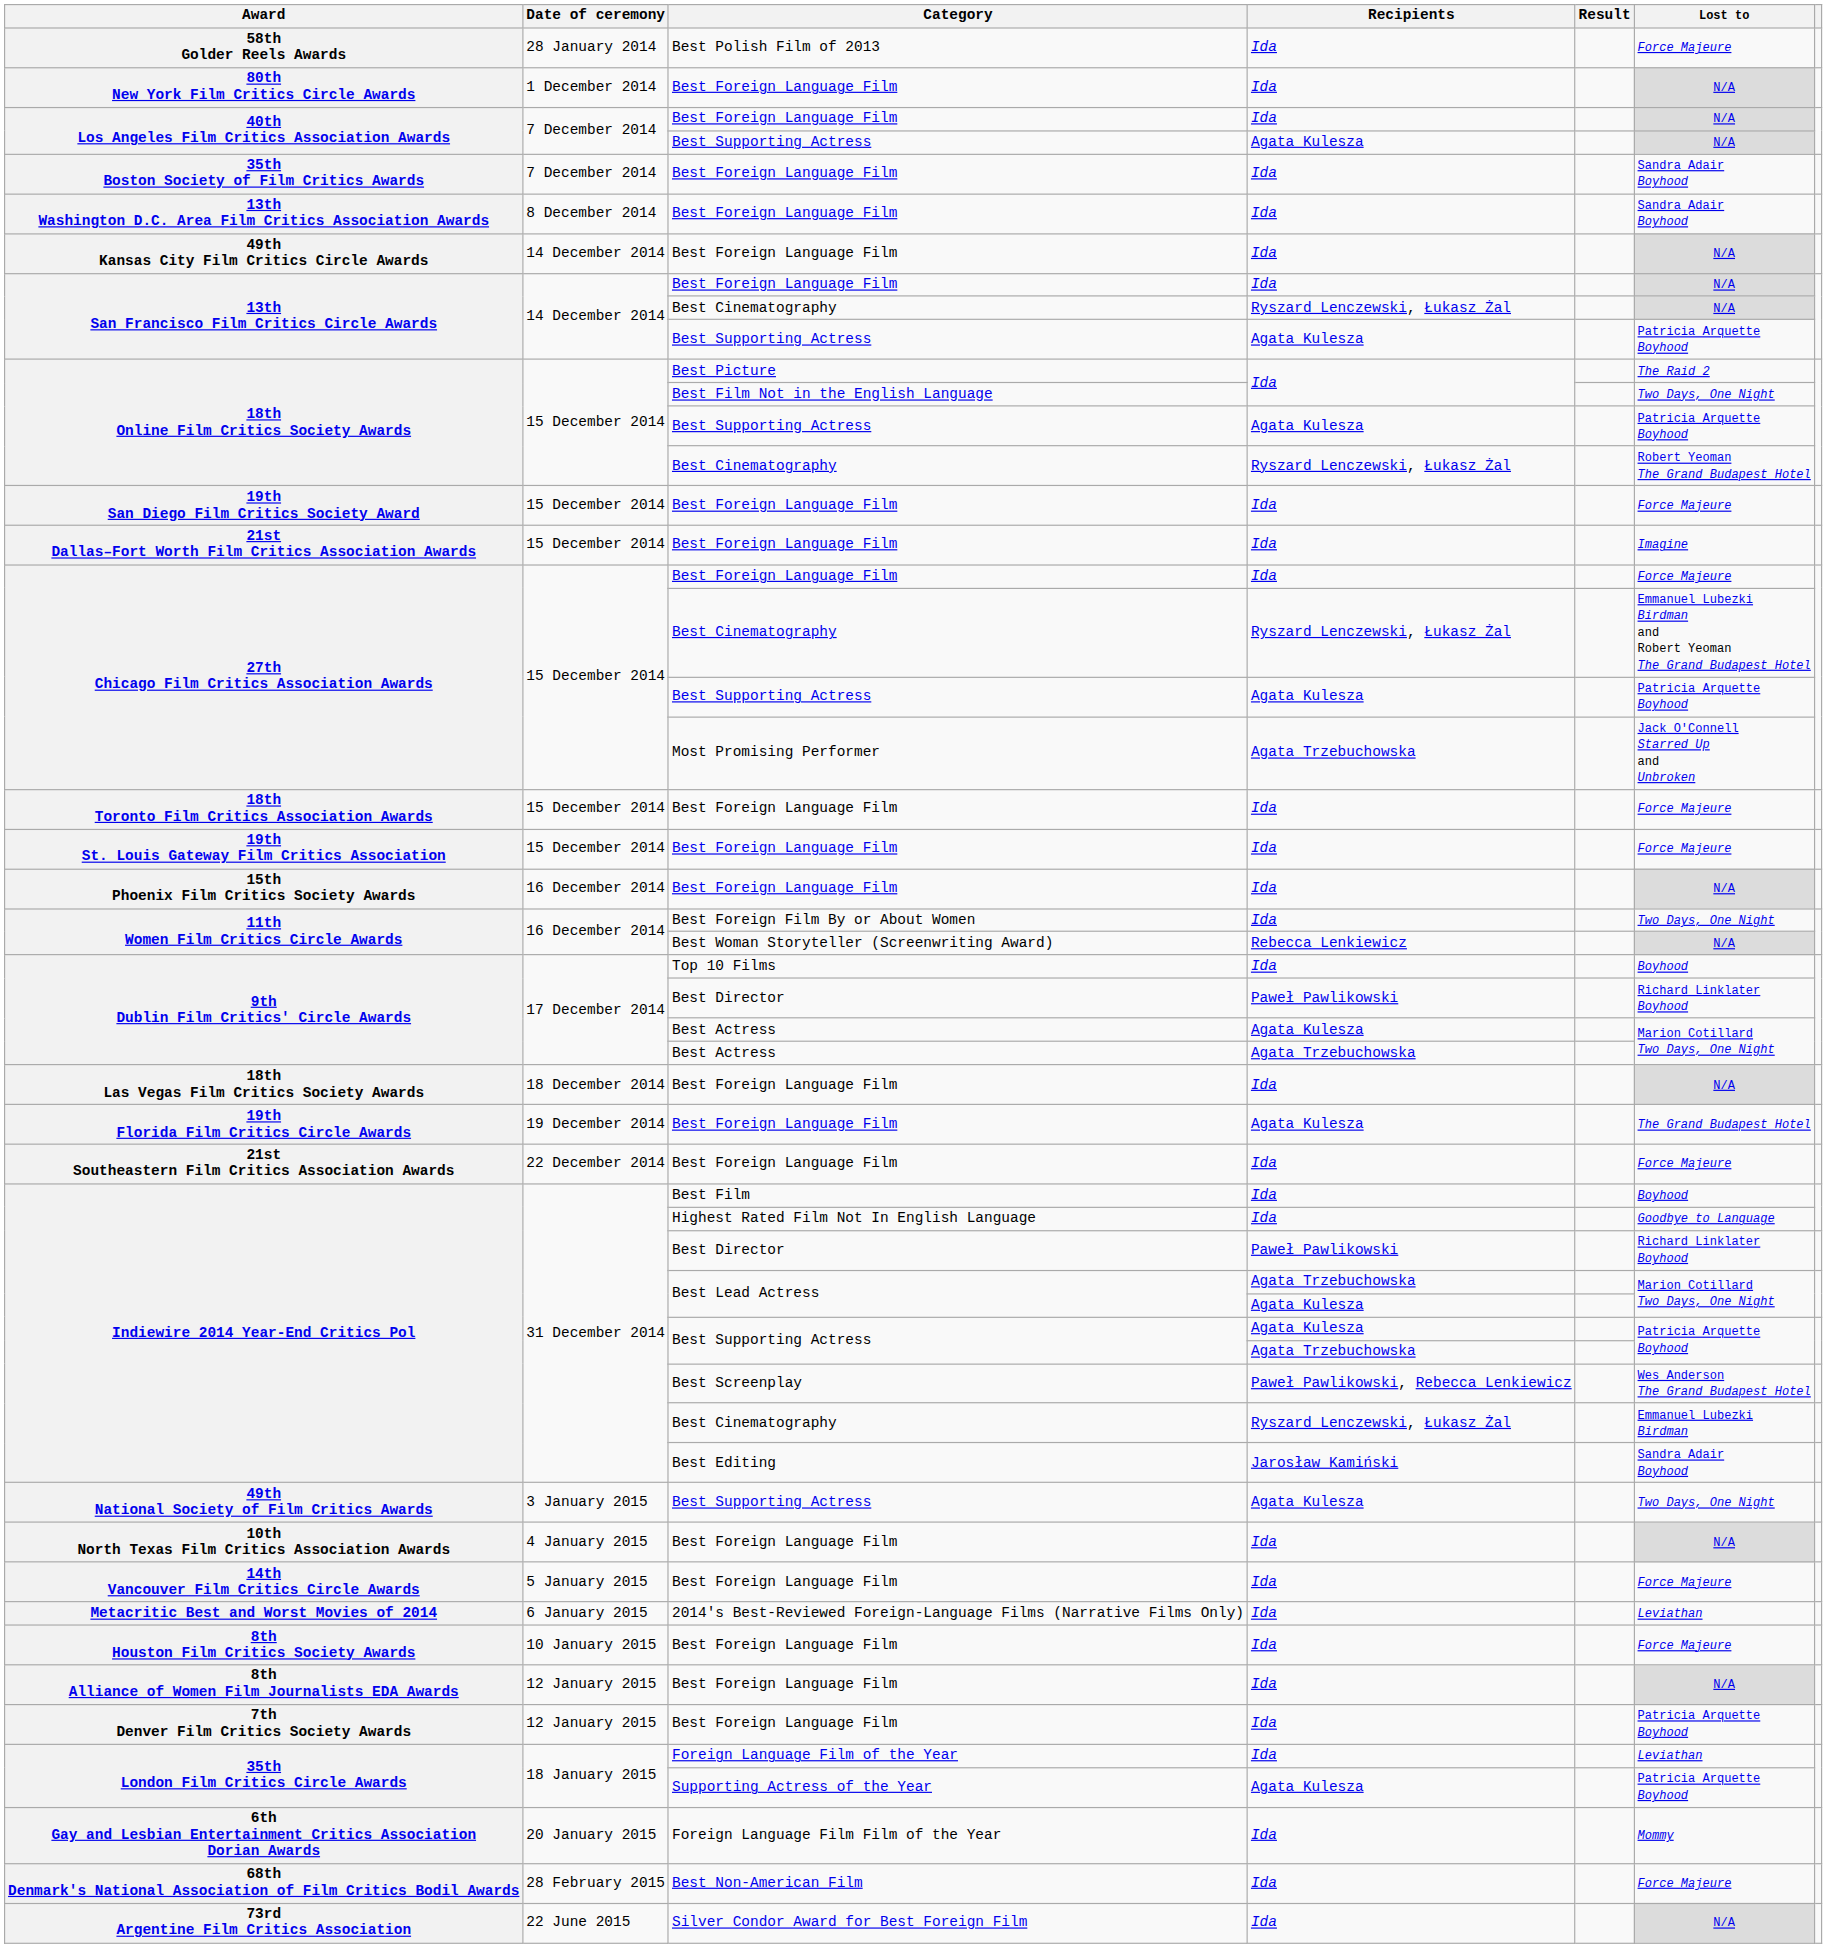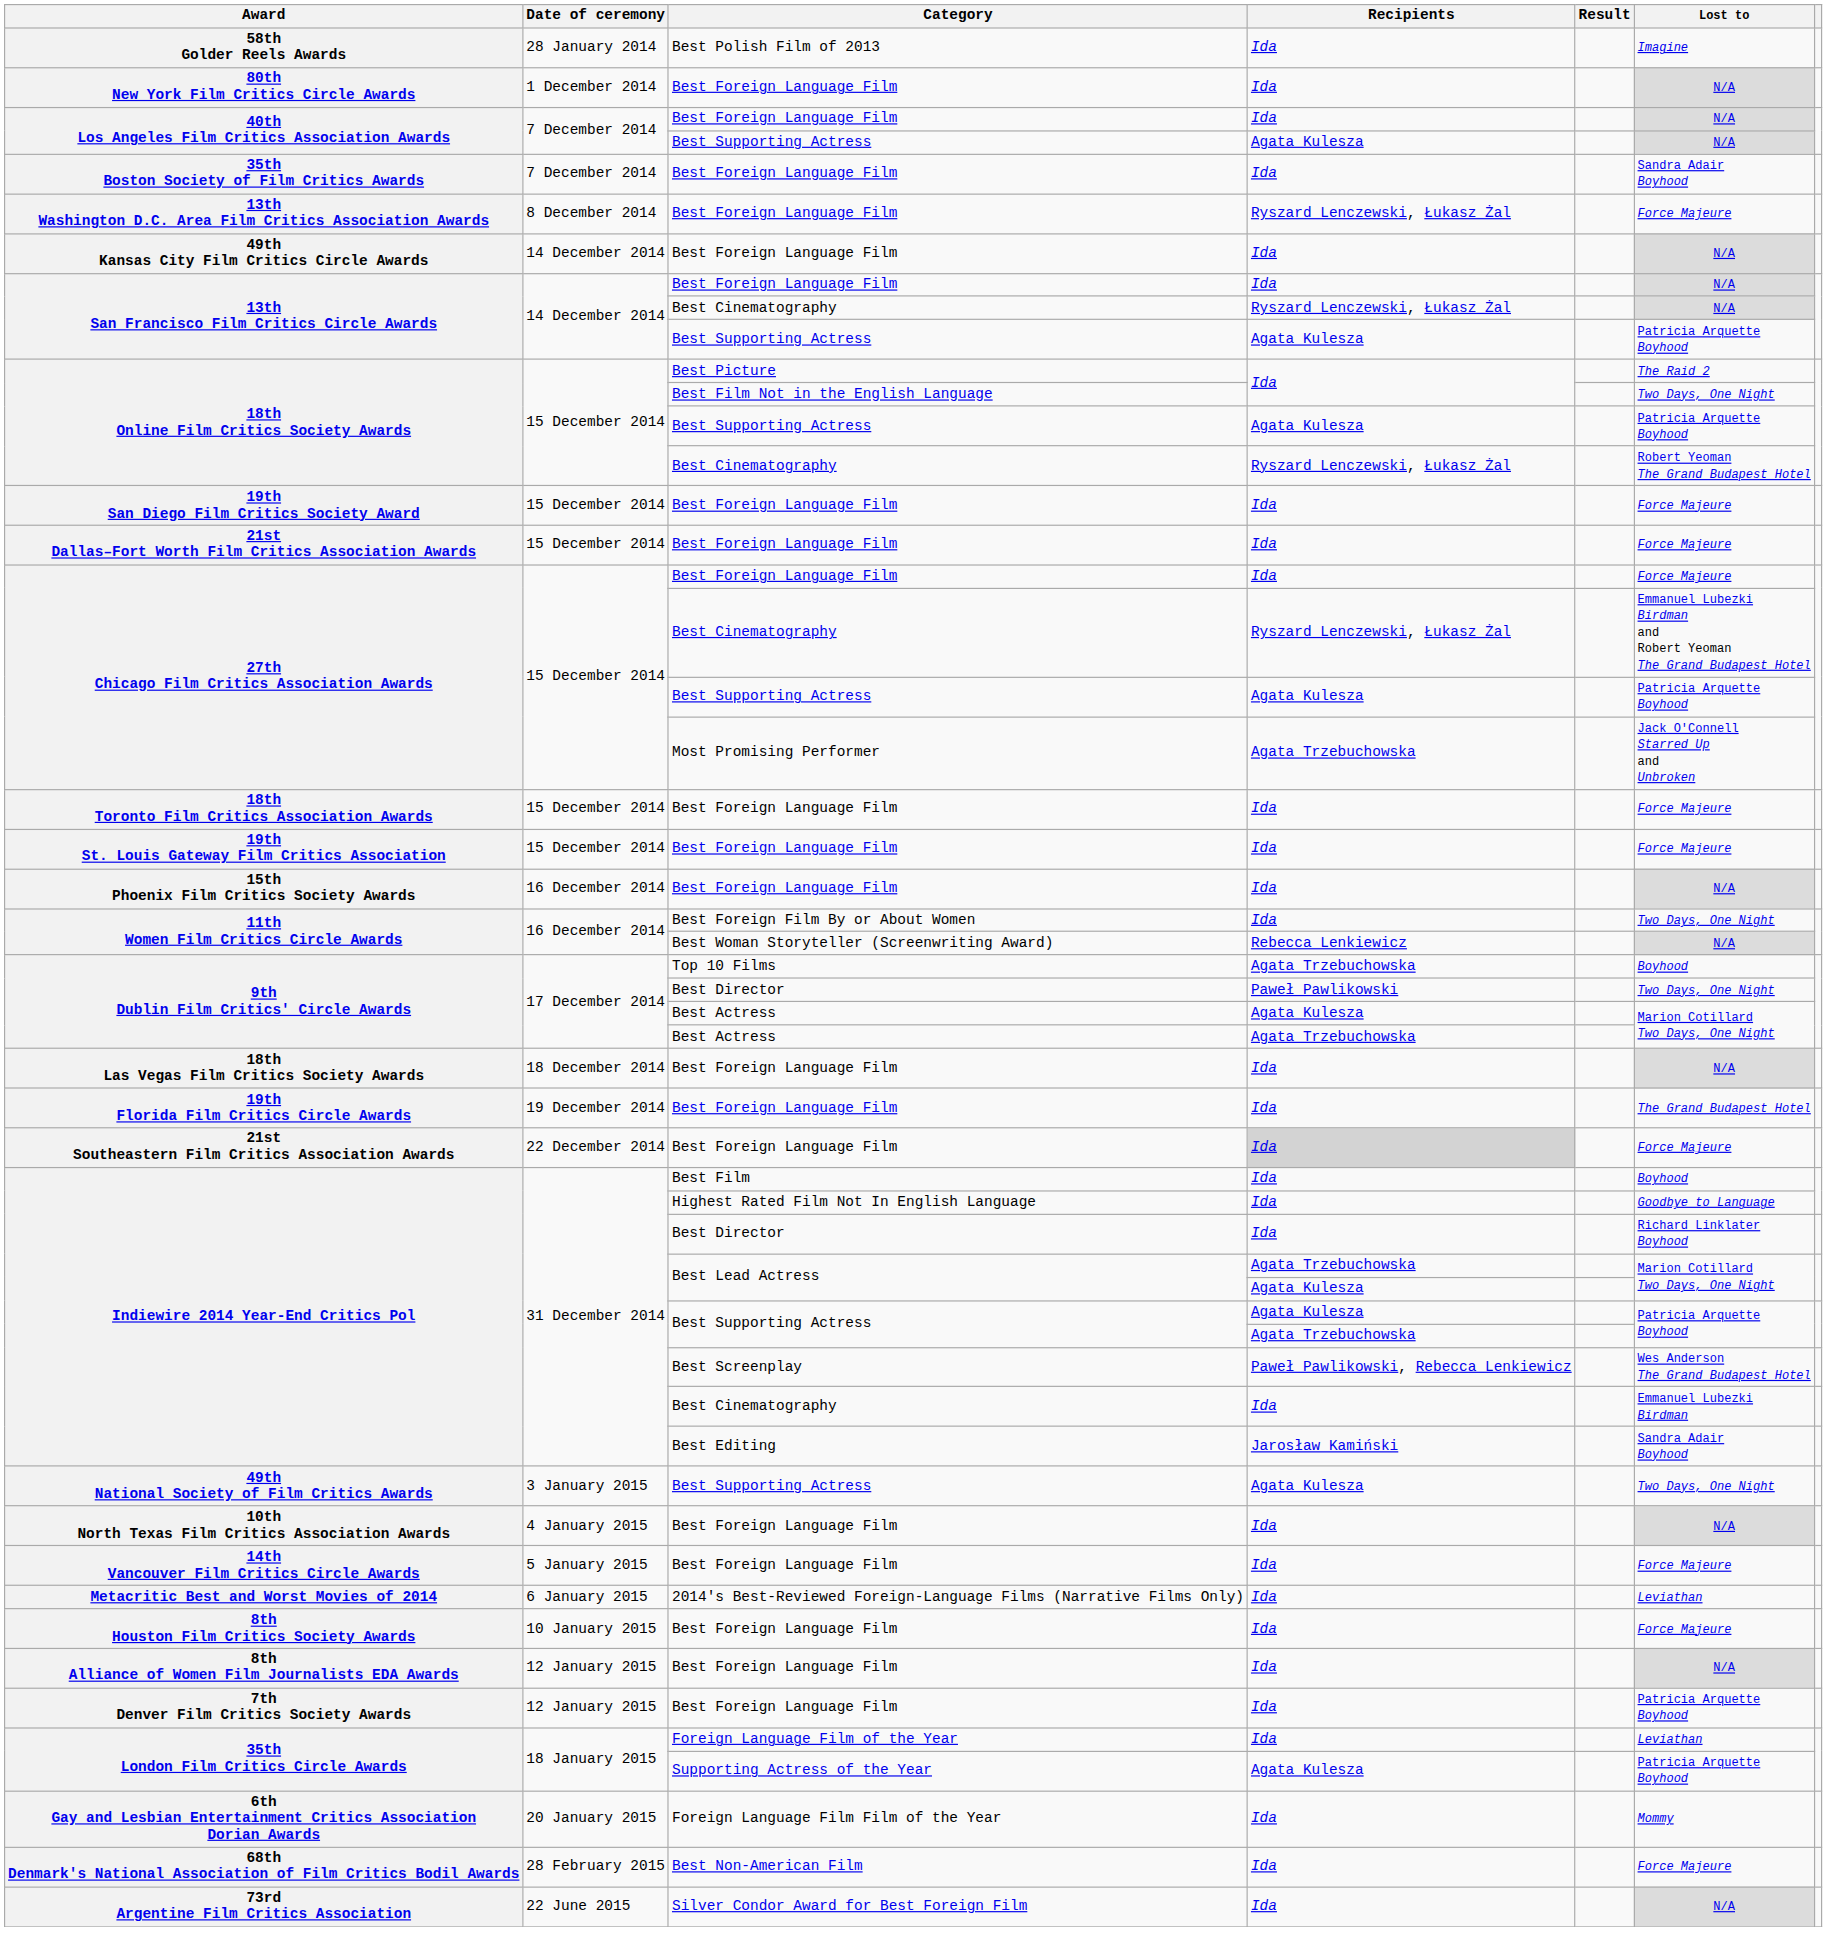(1684, 48) Force Majeure -> (1663, 48) Imagine
(1264, 214) Ida -> (1381, 214) Ryszard Lenczewski, Łukasz Żal
(1681, 214) Sandra Adair Boyhood -> (1684, 214) Force Majeure
(1663, 545) Imagine -> (1684, 545) Force Majeure
(1264, 967) Ida -> (1333, 967) Agata Trzebuchowska
(1699, 999) Richard Linklater Boyhood -> (1706, 990) Two Days, One Night
(1307, 1125) Agata Kulesza -> (1264, 1108) Ida
(1264, 1164) no background -> (1264, 1148) lightgrey background
(1325, 1251) Paweł Pawlikowski -> (1264, 1234) Ida
(1381, 1423) Ryszard Lenczewski, Łukasz Żal -> (1264, 1407) Ida
